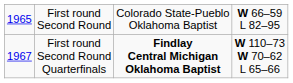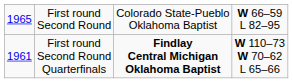(19, 56) 1967 -> (19, 56) 1961
